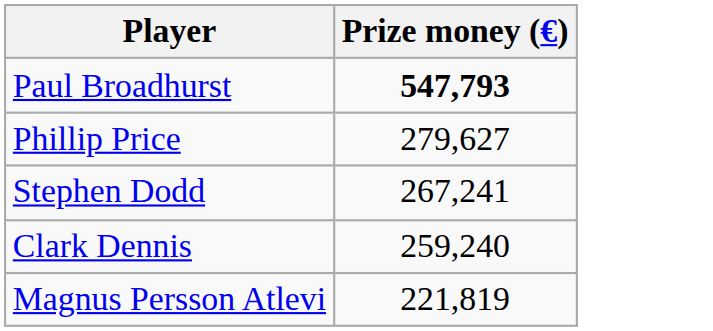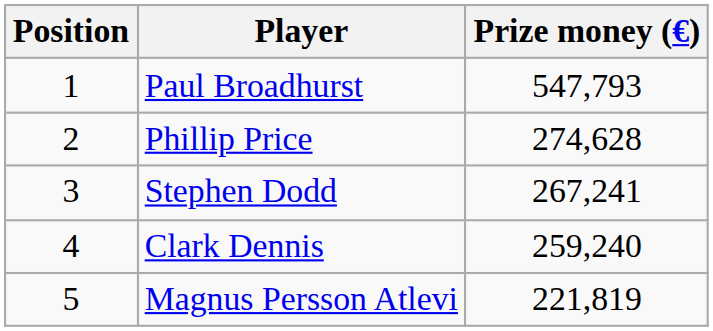+ column: (71, 31)
(455, 84) bold -> (587, 84) normal
(455, 138) 279,627 -> (587, 138) 274,628
